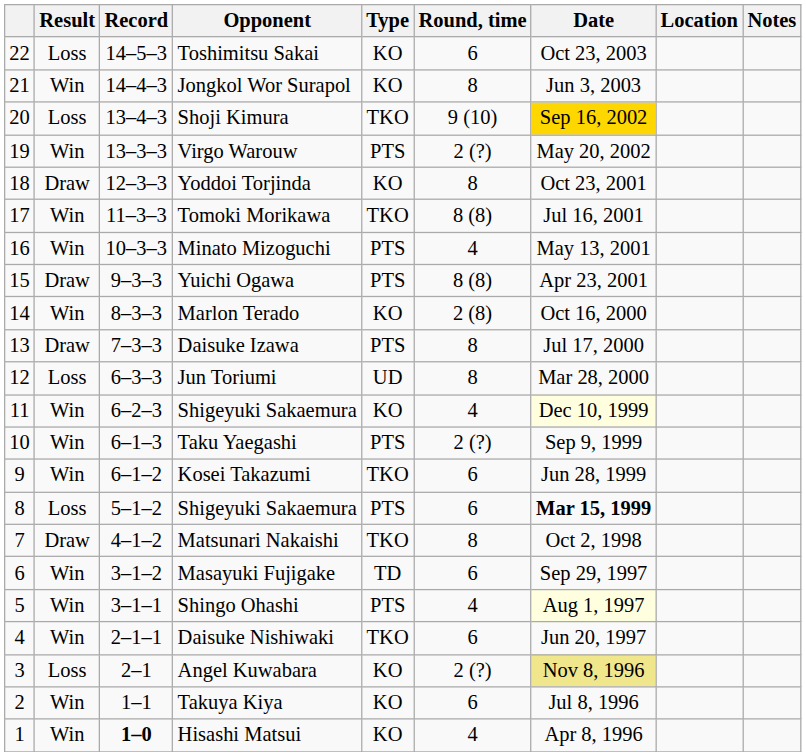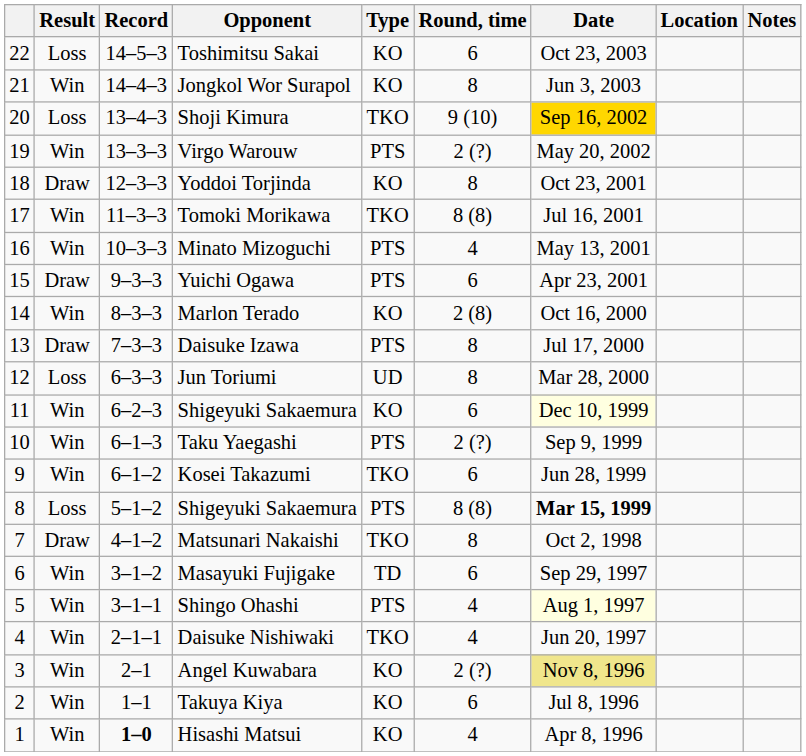(473, 280) 8 (8) -> (473, 280) 6
(473, 410) 4 -> (473, 410) 6
(473, 507) 6 -> (473, 507) 8 (8)
(473, 637) 6 -> (473, 637) 4
(67, 670) Loss -> (67, 670) Win
